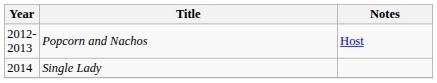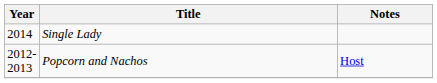rows swapped: (95, 41) <-> (72, 68)
